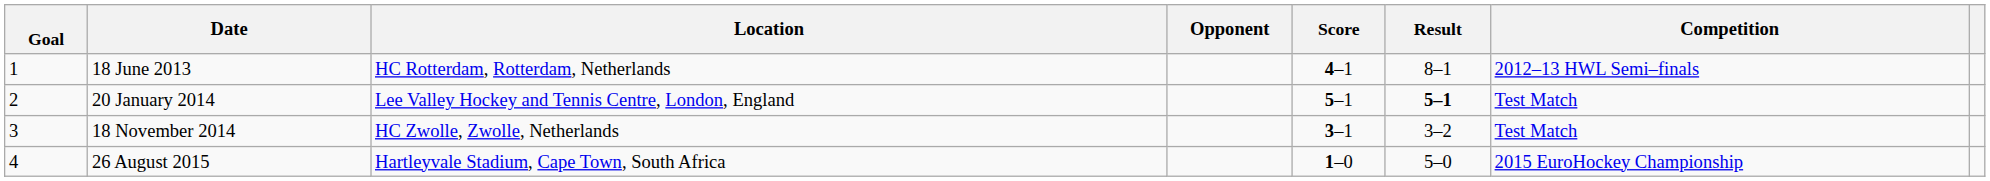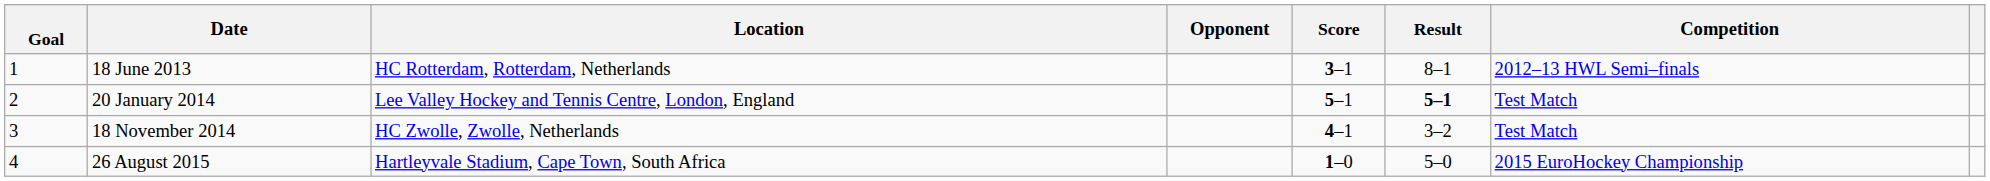(1339, 69) 4–1 -> (1339, 69) 3–1
(1339, 131) 3–1 -> (1339, 131) 4–1
